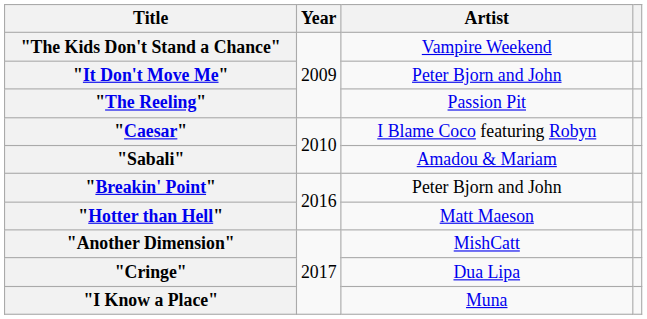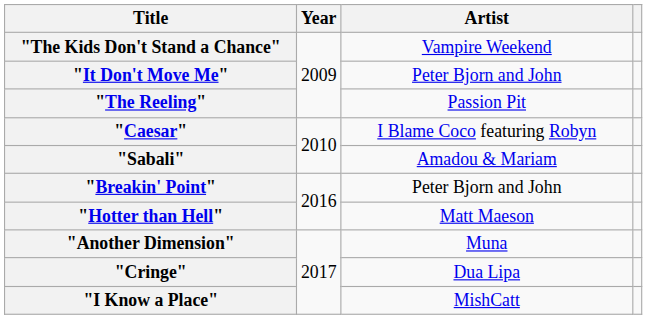(487, 243) MishCatt -> (487, 243) Muna
(487, 300) Muna -> (487, 300) MishCatt
